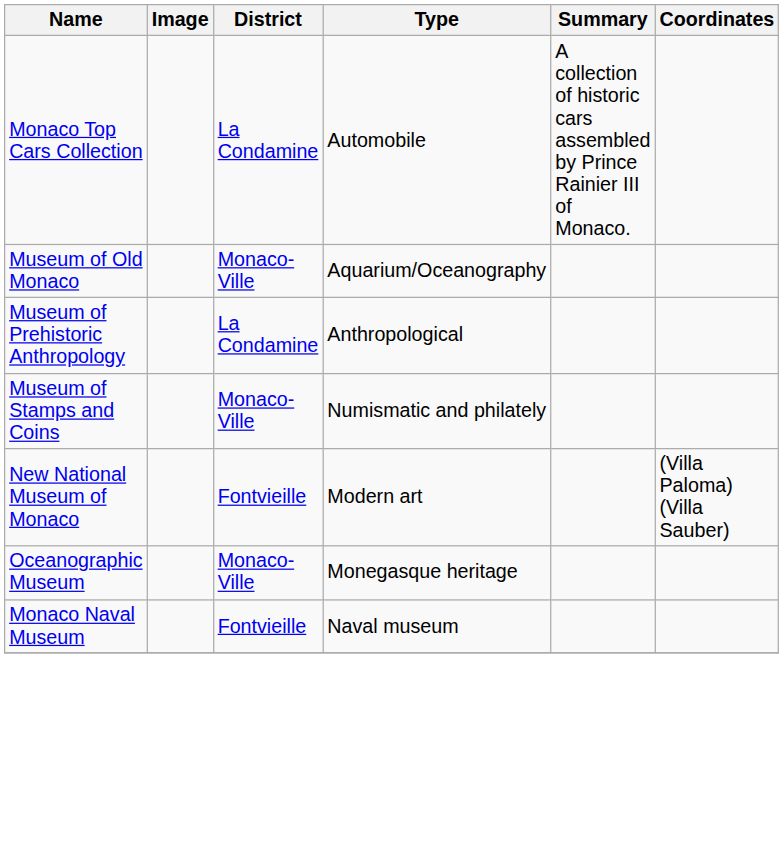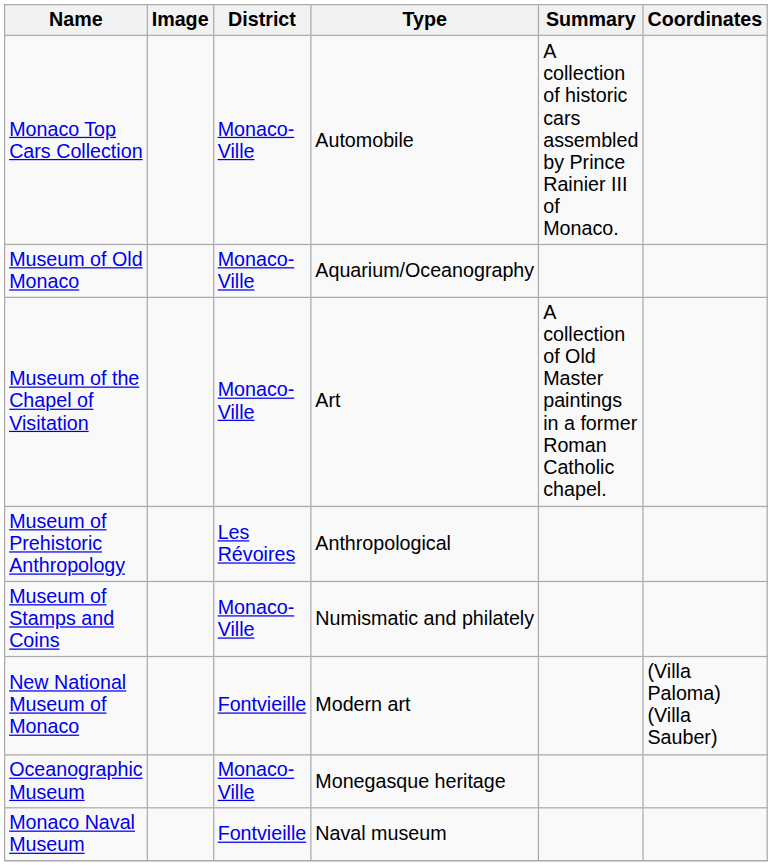(268, 139) La Condamine -> (256, 139) Monaco-Ville
+ row: (74, 401)
(268, 335) La Condamine -> (256, 543) Les Révoires
